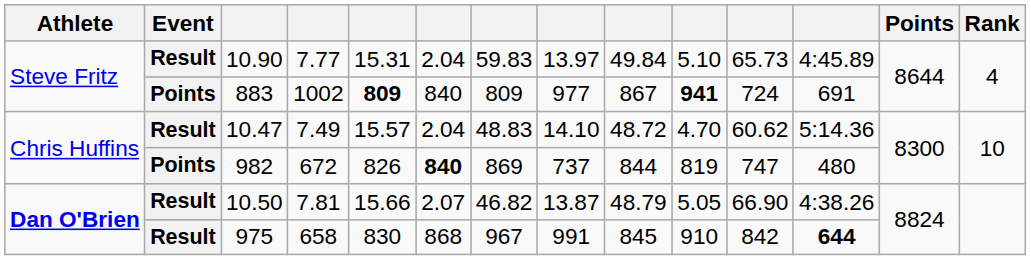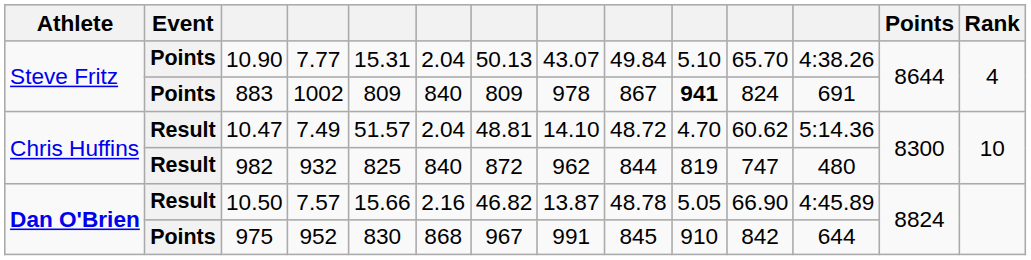(183, 59) Result -> (183, 59) Points
(504, 59) 59.83 -> (504, 59) 50.13
(571, 59) 13.97 -> (571, 59) 43.07
(760, 59) 65.73 -> (760, 59) 65.70
(837, 59) 4:45.89 -> (837, 59) 4:38.26
(382, 94) bold -> (382, 94) normal
(571, 94) 977 -> (571, 94) 978
(760, 94) 724 -> (760, 94) 824
(382, 130) 15.57 -> (382, 130) 51.57
(504, 130) 48.83 -> (504, 130) 48.81
(183, 166) Points -> (183, 166) Result
(318, 166) 672 -> (318, 166) 932
(382, 166) 826 -> (382, 166) 825
(443, 166) bold -> (443, 166) normal
(504, 166) 869 -> (504, 166) 872
(571, 166) 737 -> (571, 166) 962
(318, 202) 7.81 -> (318, 202) 7.57
(443, 202) 2.07 -> (443, 202) 2.16
(638, 202) 48.79 -> (638, 202) 48.78
(837, 202) 4:38.26 -> (837, 202) 4:45.89
(183, 237) Result -> (183, 237) Points
(318, 237) 658 -> (318, 237) 952
(837, 237) bold -> (837, 237) normal
